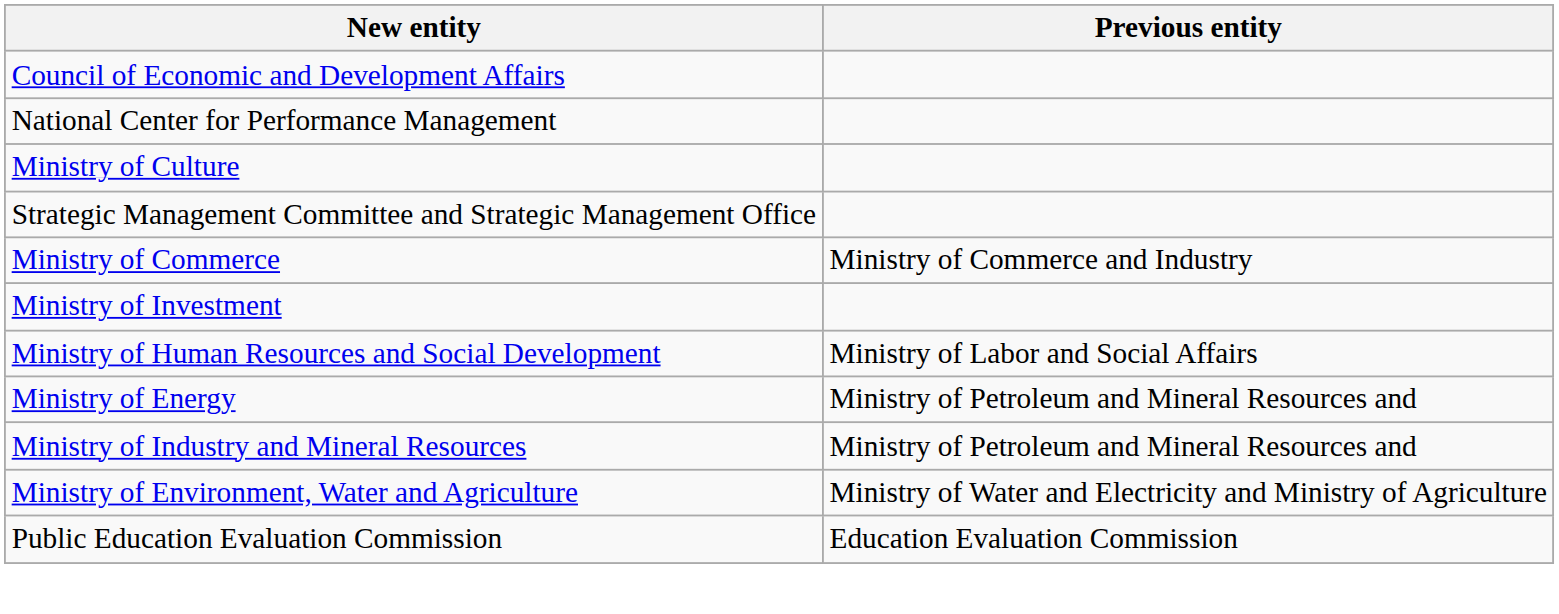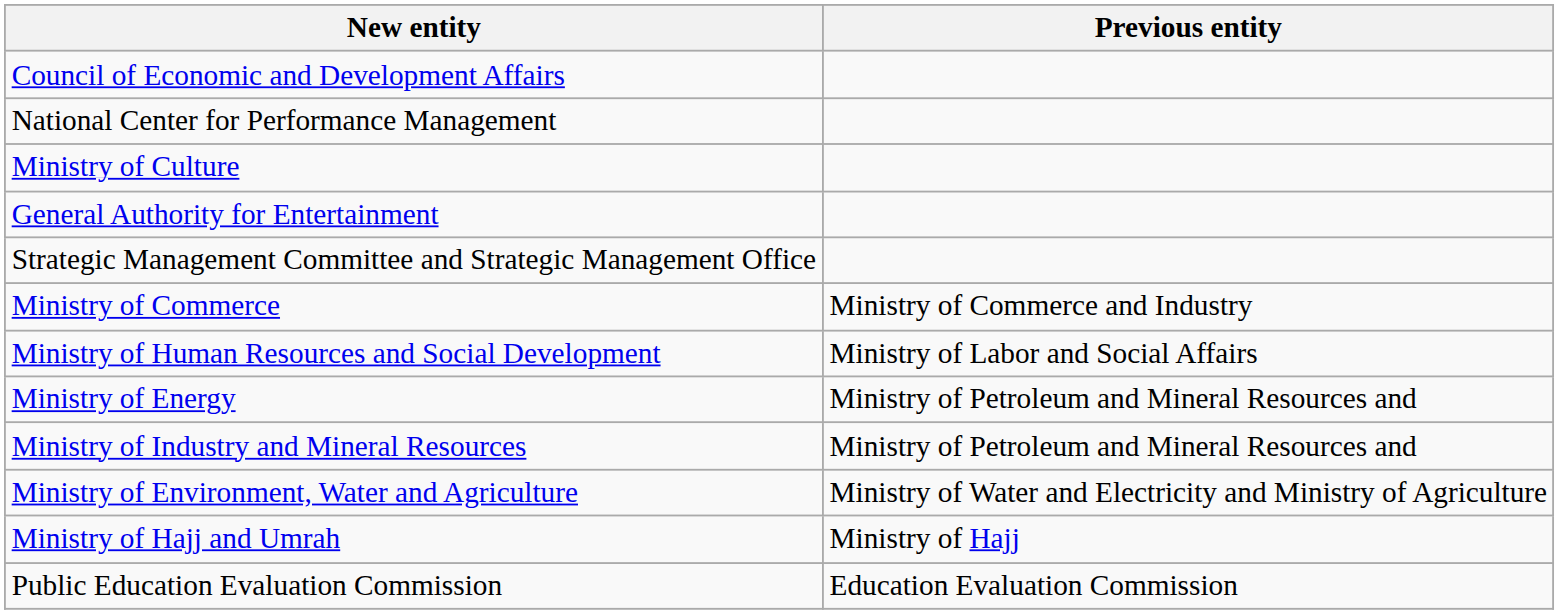+ row: (225, 213)
- row: (147, 306)
+ row: (176, 538)
